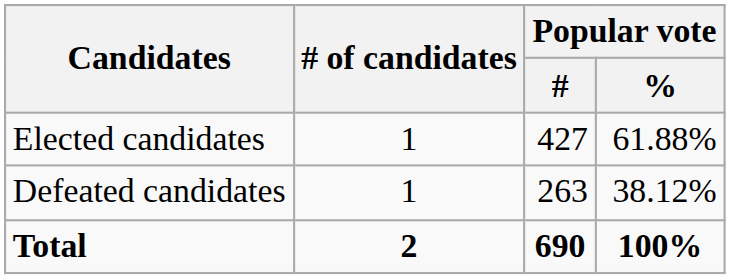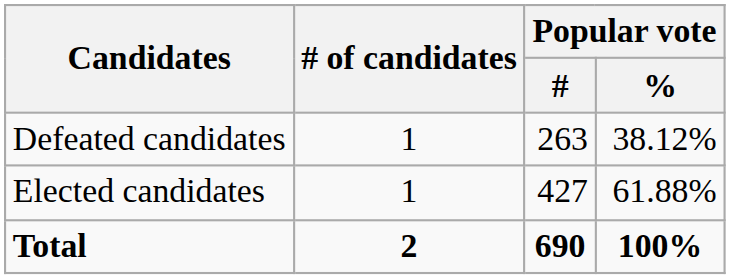rows swapped: (139, 138) <-> (149, 191)
